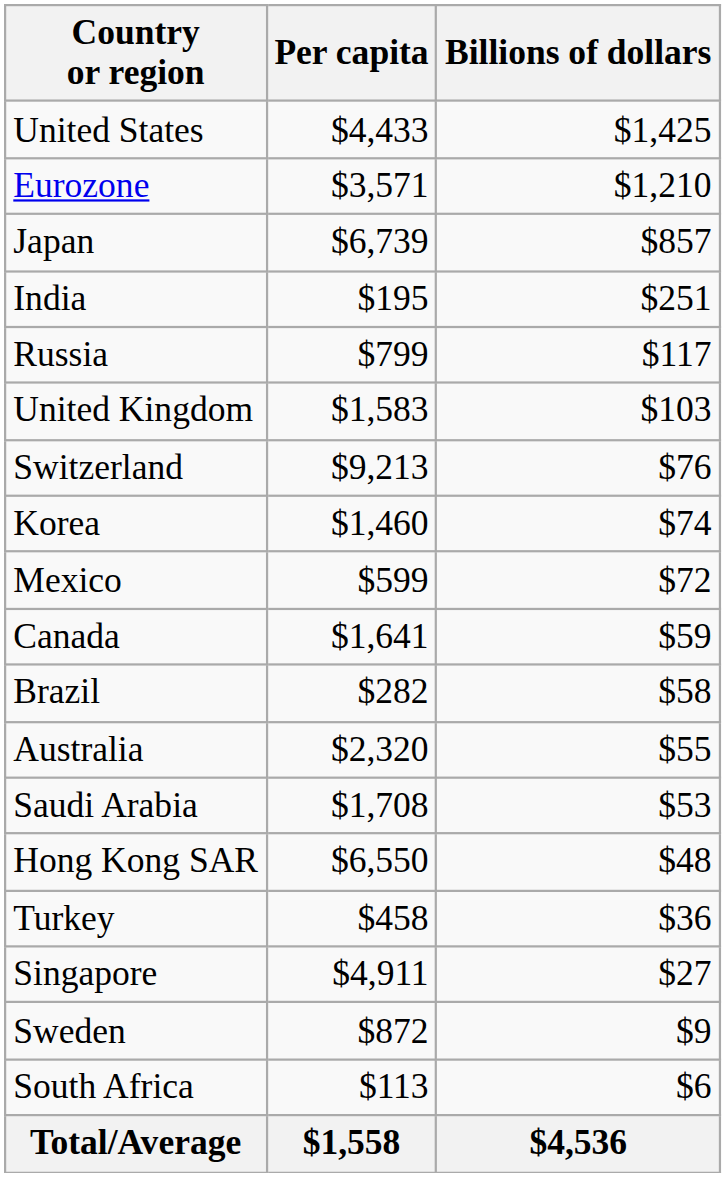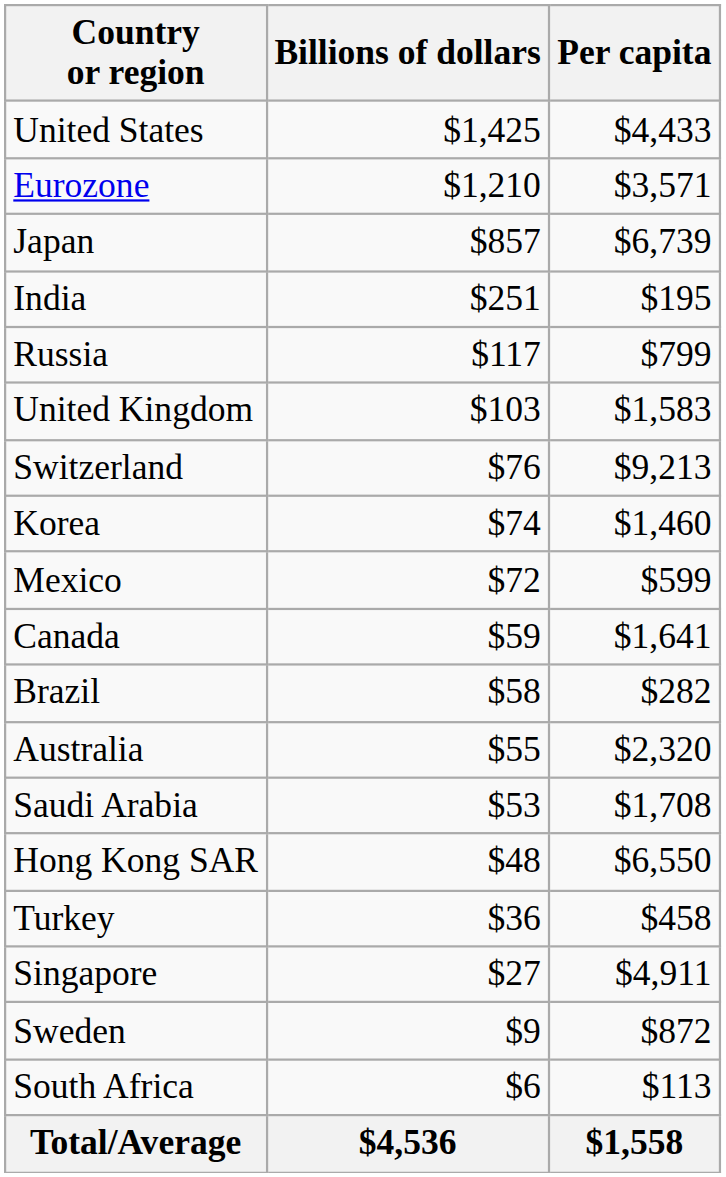columns swapped: (578, 52) <-> (351, 52)
